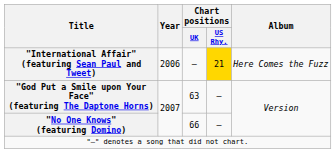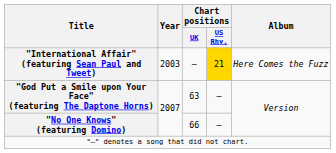(170, 64) 2006 -> (170, 64) 2003
